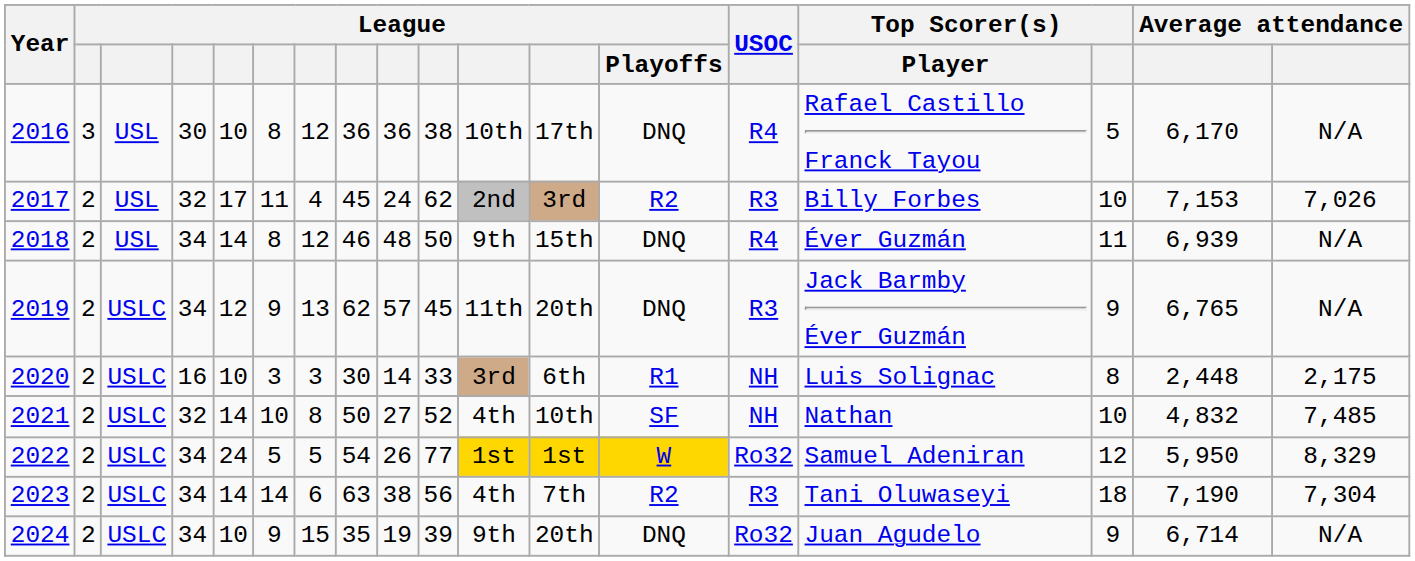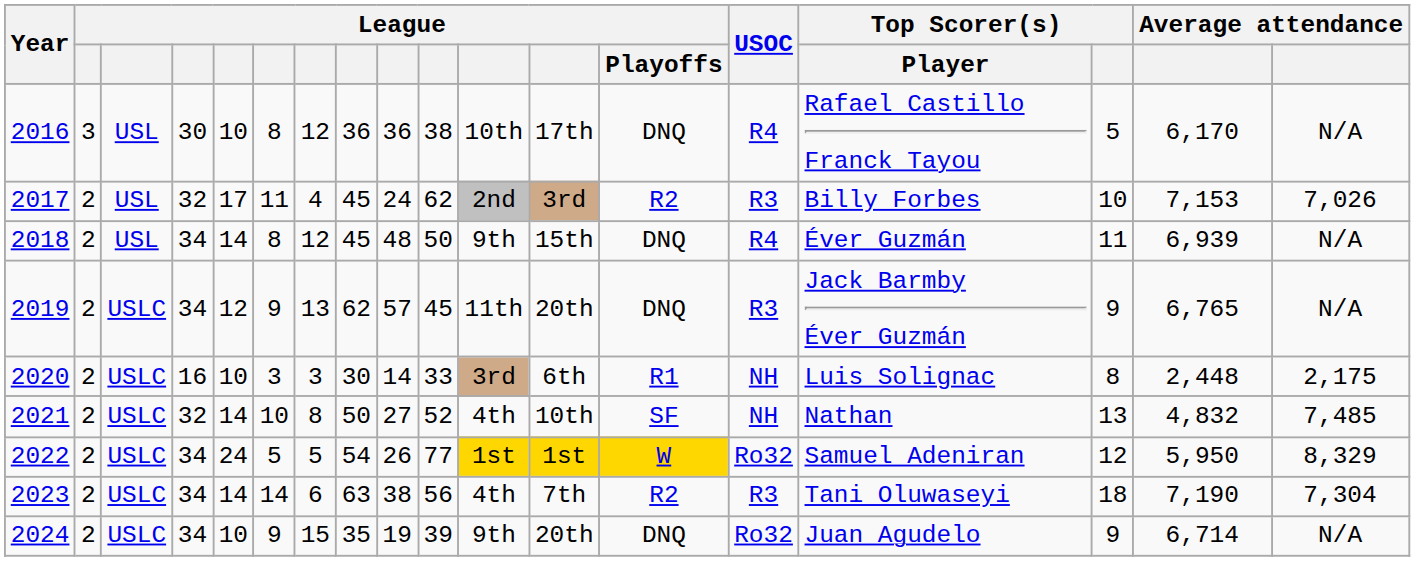(356, 241) 46 -> (356, 241) 45
(1113, 416) 10 -> (1113, 416) 13
